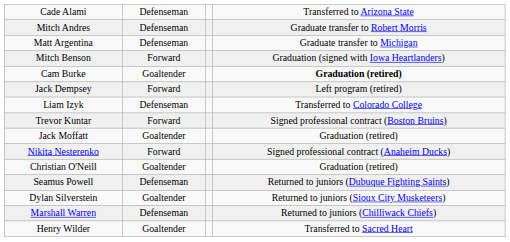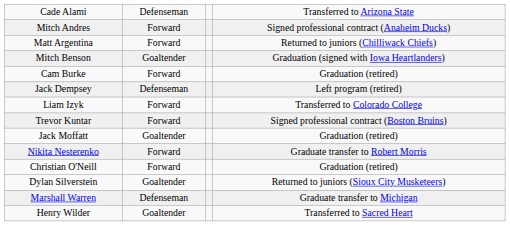(164, 27) Defenseman -> (164, 27) Forward
(359, 27) Graduate transfer to Robert Morris -> (359, 27) Signed professional contract (Anaheim Ducks)
(164, 43) Defenseman -> (164, 43) Forward
(359, 43) Graduate transfer to Michigan -> (359, 43) Returned to juniors (Chilliwack Chiefs)
(164, 58) Forward -> (164, 58) Goaltender
(164, 74) Goaltender -> (164, 74) Forward
(359, 74) bold -> (359, 74) normal
(164, 89) Forward -> (164, 89) Defenseman
(164, 105) Defenseman -> (164, 105) Forward
(359, 151) Signed professional contract (Anaheim Ducks) -> (359, 151) Graduate transfer to Robert Morris
(164, 167) Goaltender -> (164, 167) Forward
- row: (63, 182)
(359, 213) Returned to juniors (Chilliwack Chiefs) -> (359, 197) Graduate transfer to Michigan
